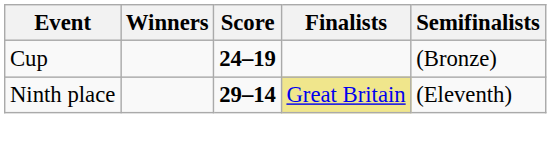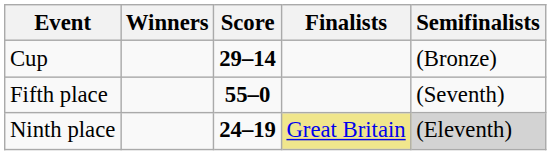(248, 58) 24–19 -> (248, 58) 29–14
+ row: (59, 94)
(248, 94) 29–14 -> (248, 130) 24–19
(464, 94) no background -> (464, 130) lightgrey background
